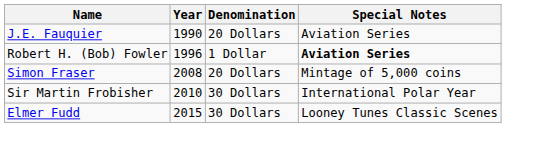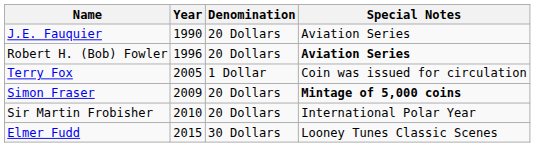(237, 54) 1 Dollar -> (245, 54) 20 Dollars
+ row: (40, 73)
(188, 73) 2008 -> (188, 93) 2009
(381, 73) normal -> (381, 93) bold
(245, 93) 30 Dollars -> (245, 113) 20 Dollars
